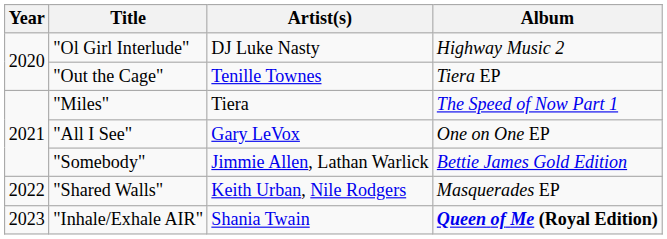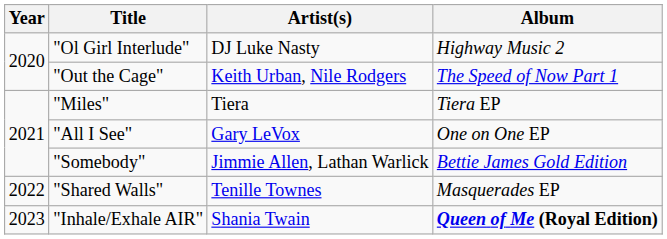(266, 76) Tenille Townes -> (309, 76) Keith Urban, Nile Rodgers
(469, 76) Tiera EP -> (527, 76) The Speed of Now Part 1
(527, 104) The Speed of Now Part 1 -> (469, 104) Tiera EP
(309, 190) Keith Urban, Nile Rodgers -> (266, 190) Tenille Townes
